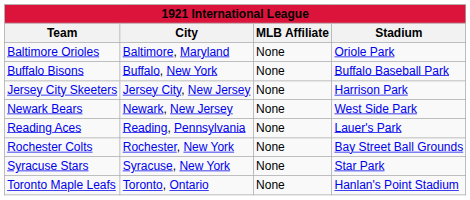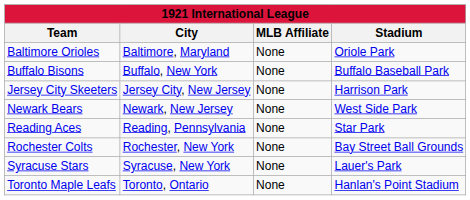(368, 128) Lauer's Park -> (359, 128) Star Park
(359, 166) Star Park -> (368, 166) Lauer's Park
